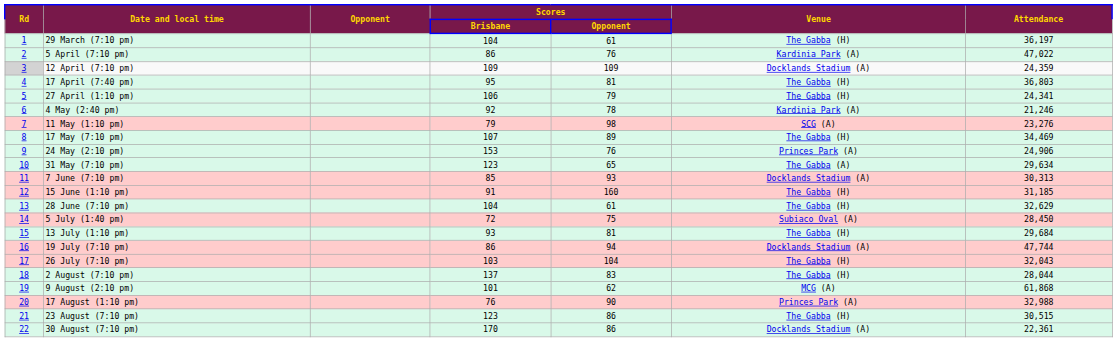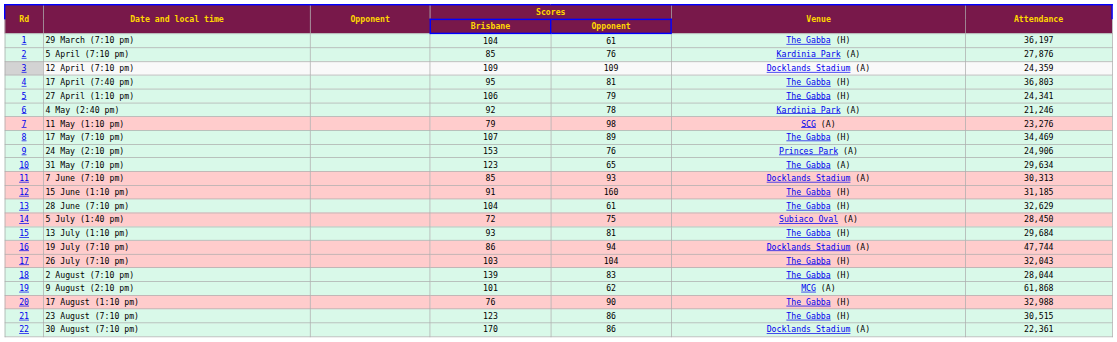(490, 54) 86 -> (490, 54) 85
(1039, 54) 47,022 -> (1039, 54) 27,876
(490, 274) 137 -> (490, 274) 139
(818, 302) Princes Park (A) -> (818, 302) The Gabba (H)
